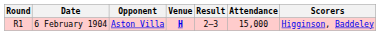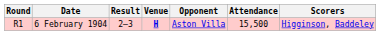columns swapped: (138, 11) <-> (211, 11)
(254, 24) 15,000 -> (254, 24) 15,500
